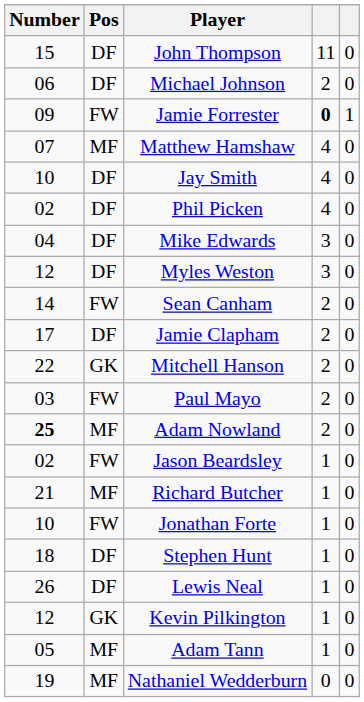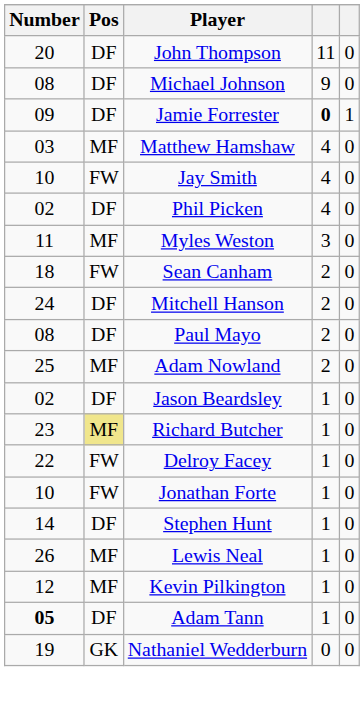(44, 51) 15 -> (44, 51) 20
(44, 83) 06 -> (44, 83) 08
(326, 83) 2 -> (326, 83) 9
(104, 114) FW -> (104, 114) DF
(44, 146) 07 -> (44, 146) 03
(104, 177) DF -> (104, 177) FW
- row: (217, 240)
(44, 271) 12 -> (44, 240) 11
(104, 271) DF -> (104, 240) MF
(44, 303) 14 -> (44, 271) 18
- row: (217, 334)
(44, 366) 22 -> (44, 303) 24
(104, 366) GK -> (104, 303) DF
(44, 397) 03 -> (44, 334) 08
(104, 397) FW -> (104, 334) DF
(44, 429) bold -> (44, 366) normal
(104, 460) FW -> (104, 397) DF
(44, 492) 21 -> (44, 429) 23
(104, 492) no background -> (104, 429) khaki background
+ row: (217, 460)
(44, 555) 18 -> (44, 523) 14
(104, 586) DF -> (104, 555) MF
(104, 618) GK -> (104, 586) MF
(44, 649) normal -> (44, 618) bold
(104, 649) MF -> (104, 618) DF
(104, 680) MF -> (104, 649) GK
